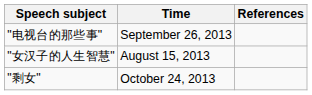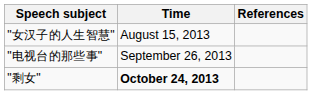rows swapped: (61, 56) <-> (55, 34)
(168, 78) normal -> (170, 78) bold
